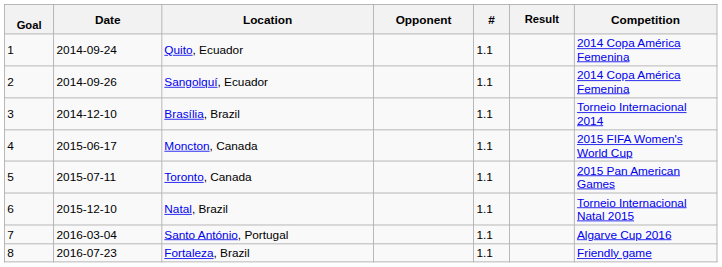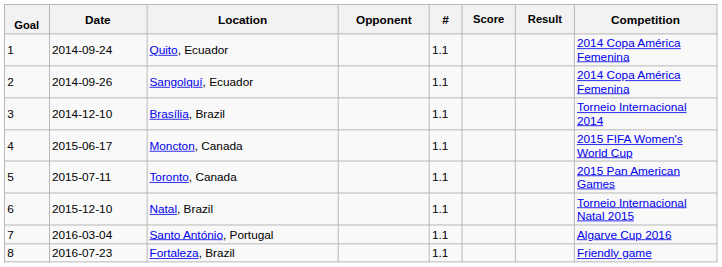+ column: (489, 20)
